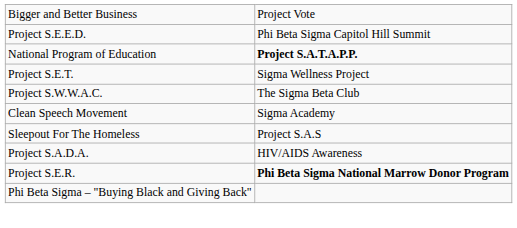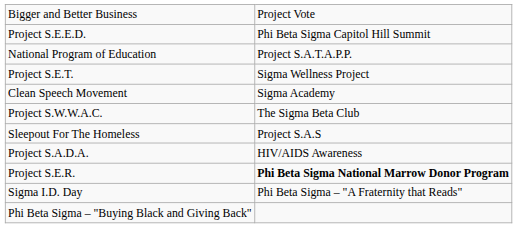(307, 54) bold -> (305, 54) normal
rows swapped: (55, 93) <-> (68, 113)
+ row: (45, 193)
